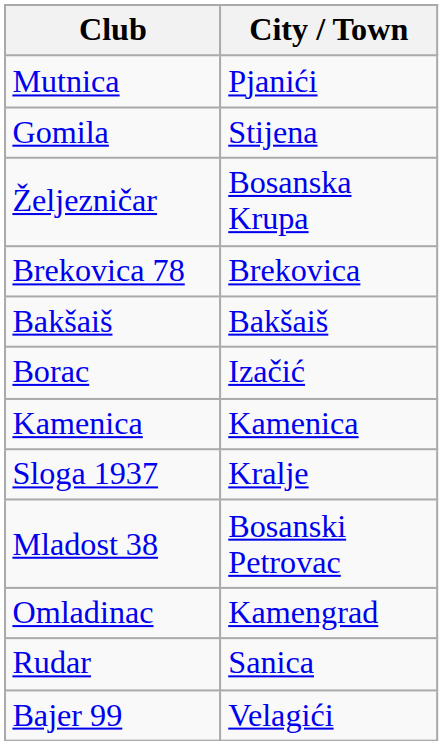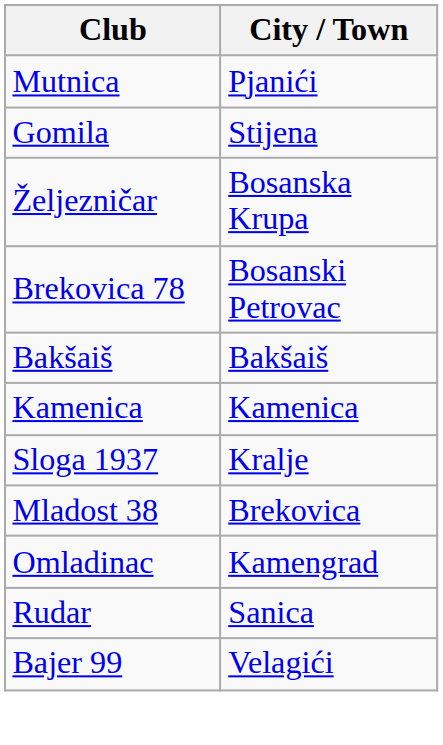(294, 270) Brekovica -> (287, 288) Bosanski Petrovac
- row: (51, 372)
(287, 543) Bosanski Petrovac -> (294, 510) Brekovica
